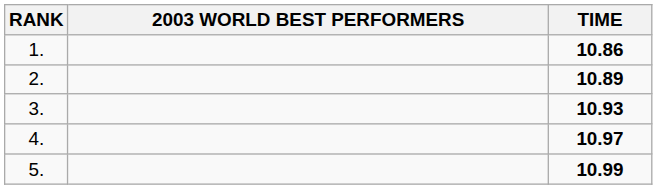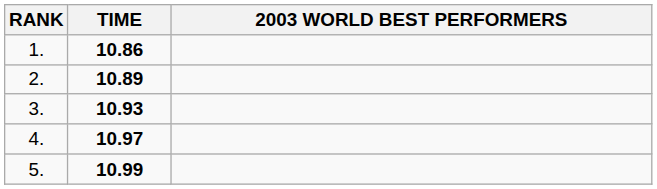columns swapped: (308, 20) <-> (600, 20)
